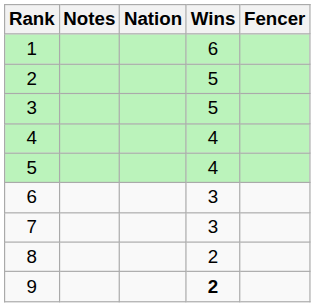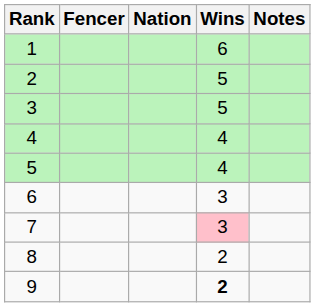columns swapped: (275, 19) <-> (89, 19)
(213, 227) no background -> (222, 227) pink background
